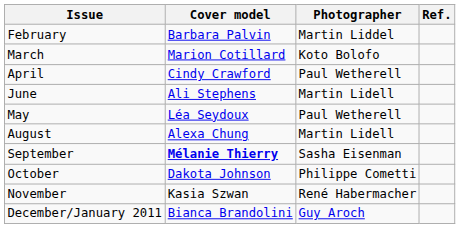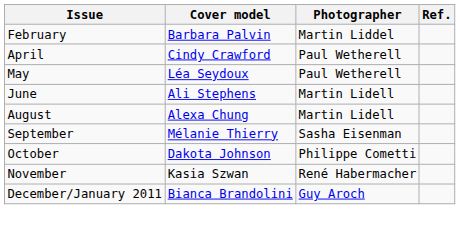- row: (26, 54)
rows swapped: (18, 114) <-> (22, 94)
(223, 154) bold -> (223, 134) normal
